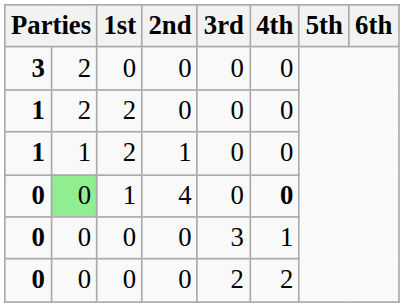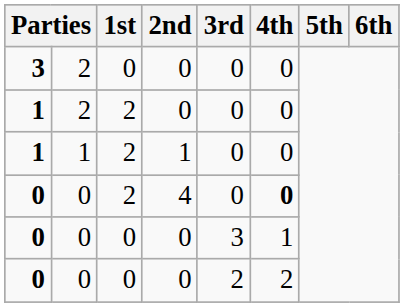(84, 195) lightgreen background -> (84, 195) no background
(129, 195) 1 -> (129, 195) 2
